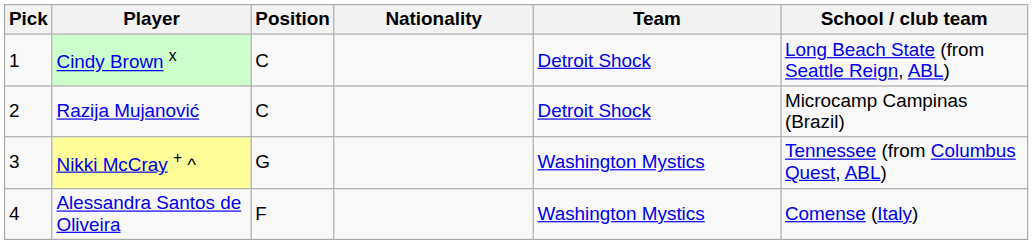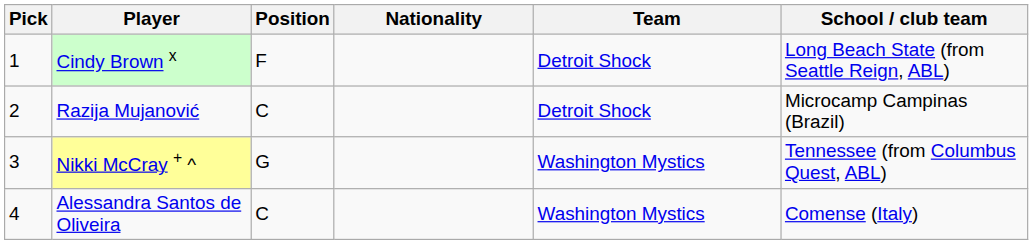(262, 60) C -> (261, 60) F
(261, 213) F -> (262, 213) C
